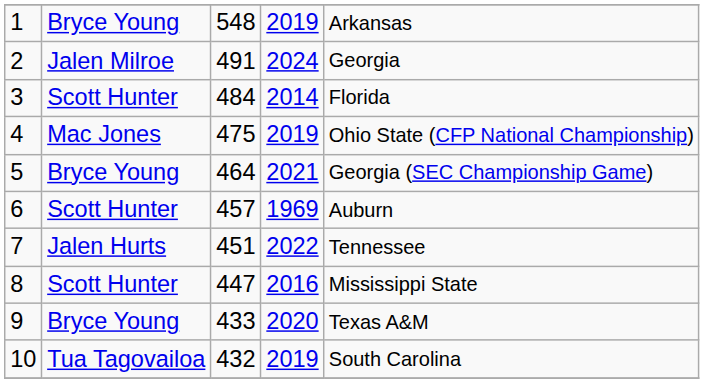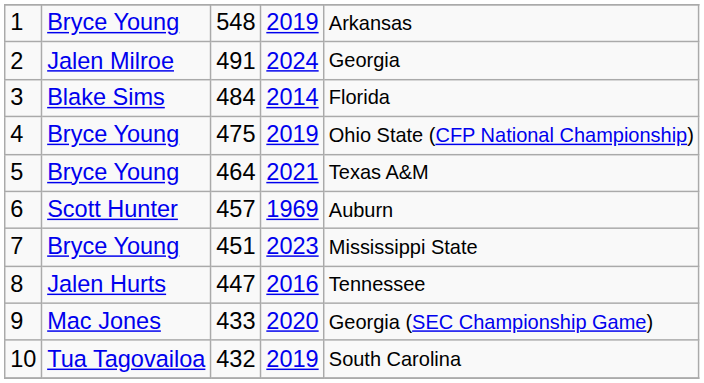(113, 97) Scott Hunter -> (106, 97) Blake Sims
(104, 135) Mac Jones -> (113, 135) Bryce Young
(491, 173) Georgia (SEC Championship Game) -> (379, 173) Texas A&M
(107, 246) Jalen Hurts -> (113, 246) Bryce Young
(292, 246) 2022 -> (292, 246) 2023
(377, 247) Tennessee -> (403, 247) Mississippi State
(113, 284) Scott Hunter -> (107, 284) Jalen Hurts
(403, 284) Mississippi State -> (377, 284) Tennessee
(113, 321) Bryce Young -> (104, 321) Mac Jones
(379, 322) Texas A&M -> (491, 322) Georgia (SEC Championship Game)
